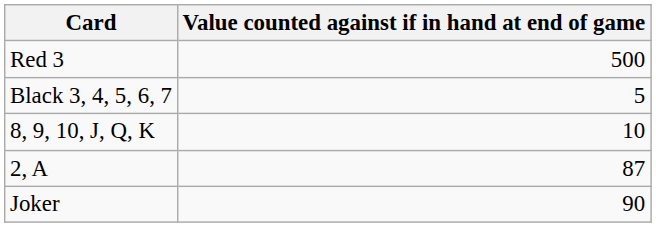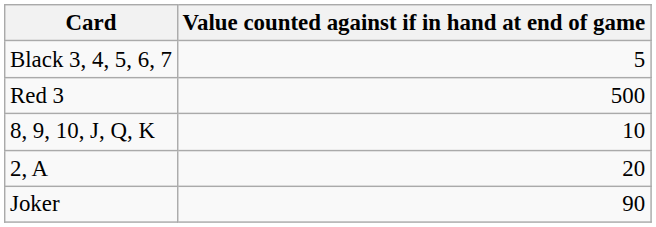rows swapped: (37, 58) <-> (91, 95)
(634, 167) 87 -> (634, 167) 20
